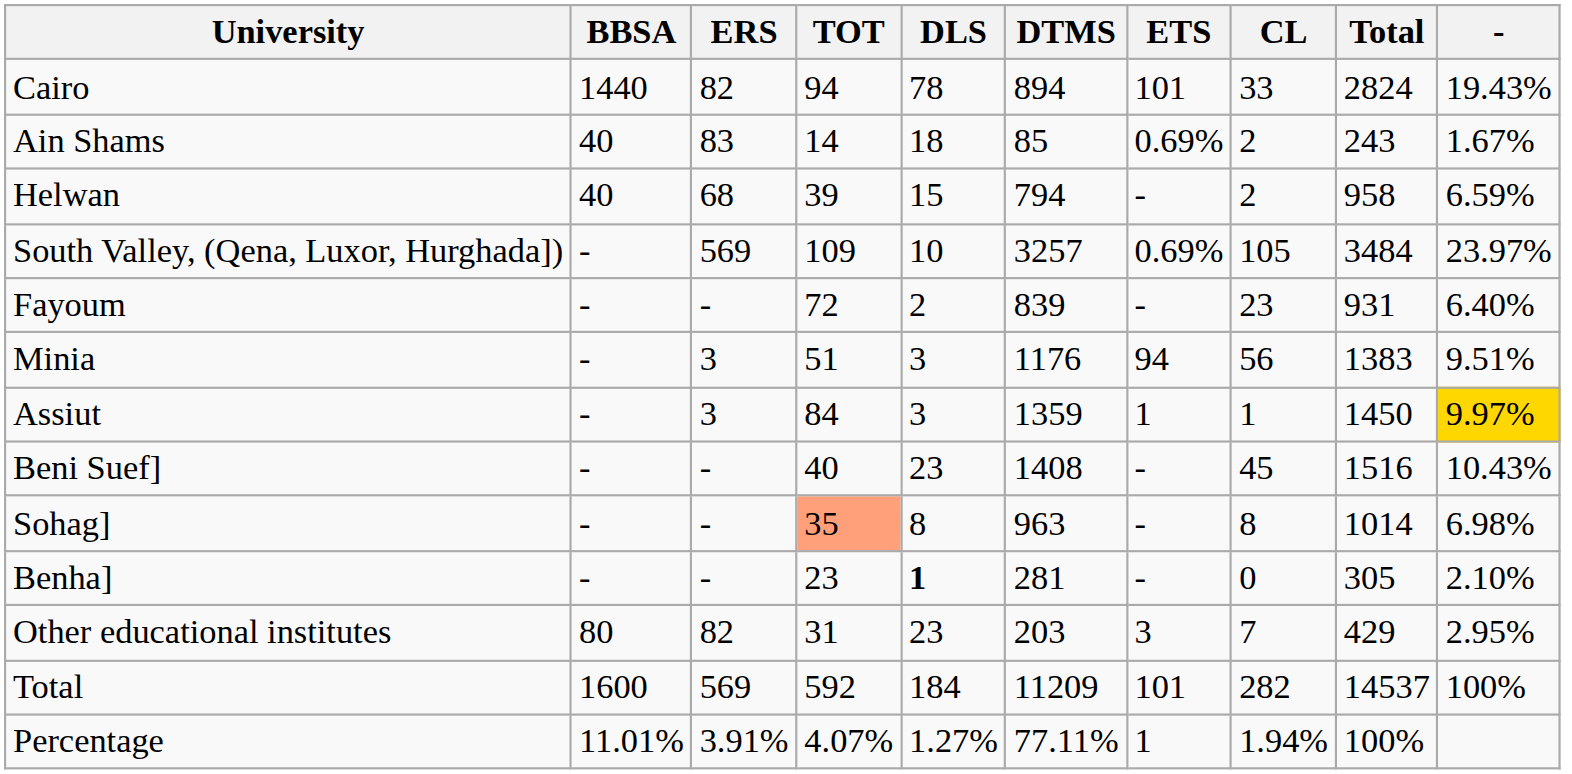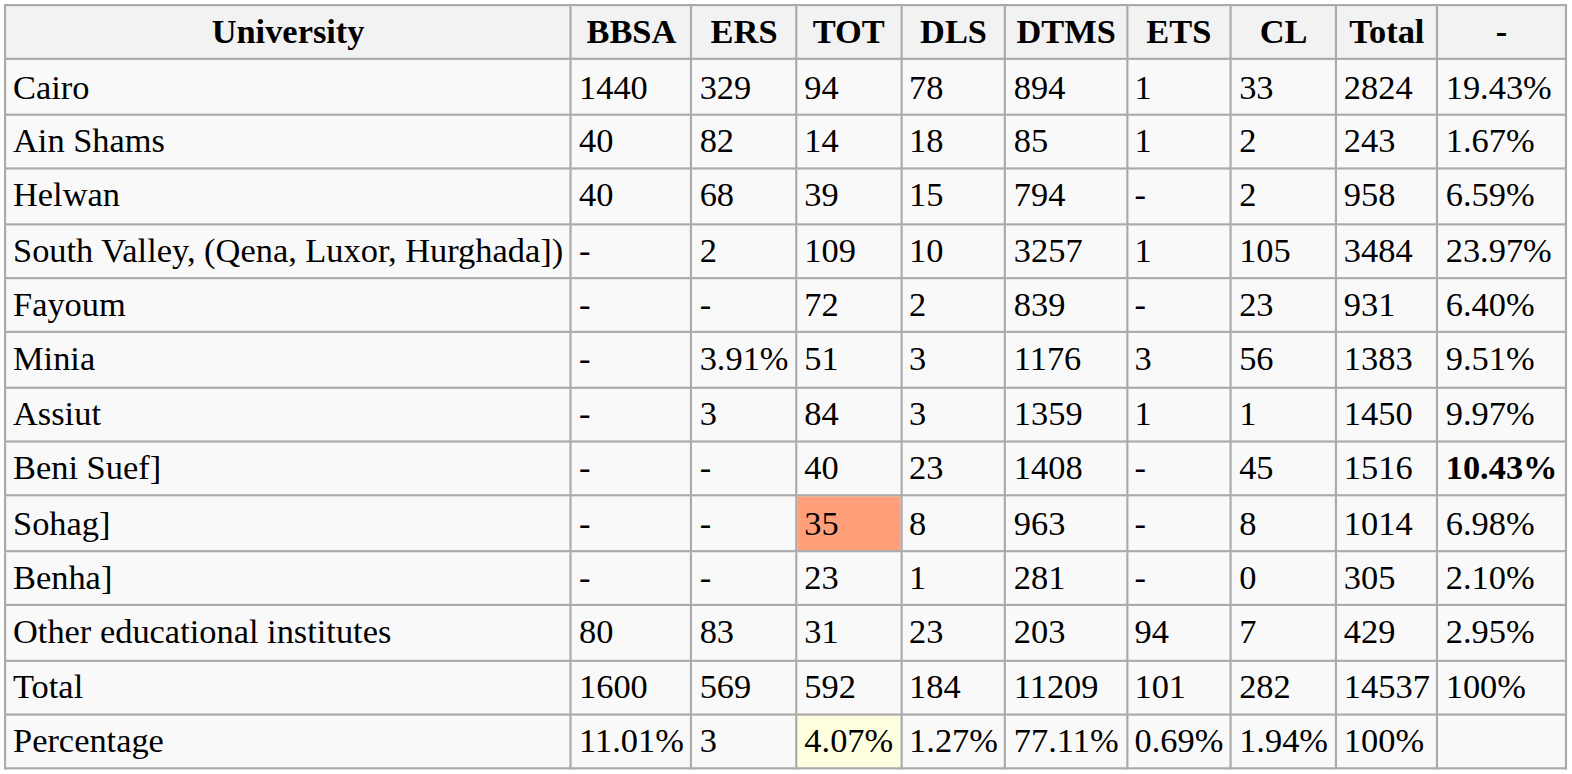(717, 86) 82 -> (725, 86) 329
(1160, 86) 101 -> (1143, 86) 1
(717, 140) 83 -> (717, 140) 82
(1179, 140) 0.69% -> (1143, 140) 1
(725, 250) 569 -> (708, 250) 2
(1179, 250) 0.69% -> (1143, 250) 1
(708, 359) 3 -> (744, 359) 3.91%
(1152, 359) 94 -> (1143, 359) 3
(1490, 413) gold background -> (1490, 413) no background
(1499, 468) normal -> (1502, 468) bold
(918, 577) bold -> (918, 577) normal
(717, 631) 82 -> (717, 631) 83
(1143, 631) 3 -> (1152, 631) 94
(744, 741) 3.91% -> (708, 741) 3
(849, 741) no background -> (849, 741) lightyellow background
(1143, 741) 1 -> (1179, 741) 0.69%
